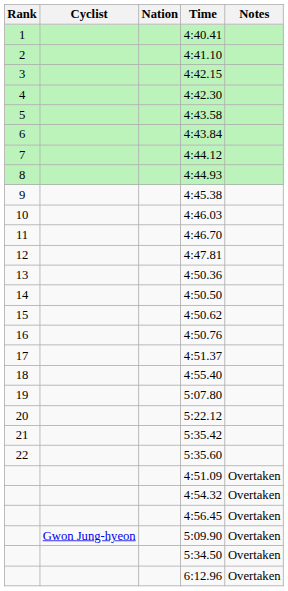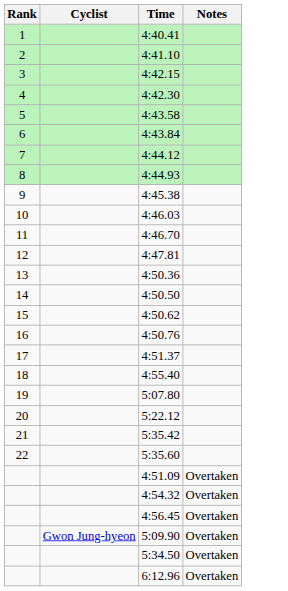- column: (160, 14)
